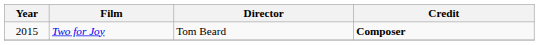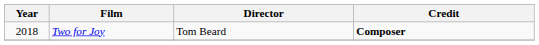(27, 31) 2015 -> (27, 31) 2018
